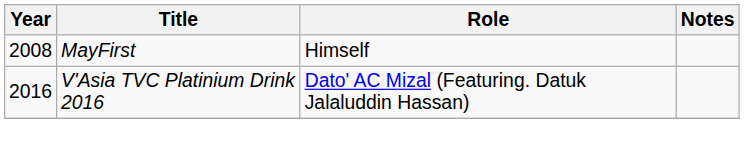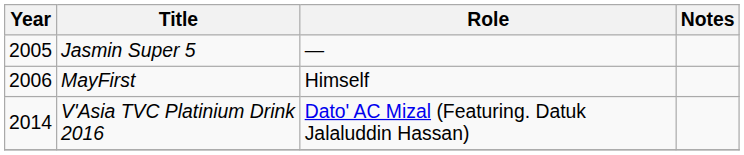+ row: (128, 50)
(31, 50) 2008 -> (31, 81) 2006
(31, 92) 2016 -> (31, 122) 2014
